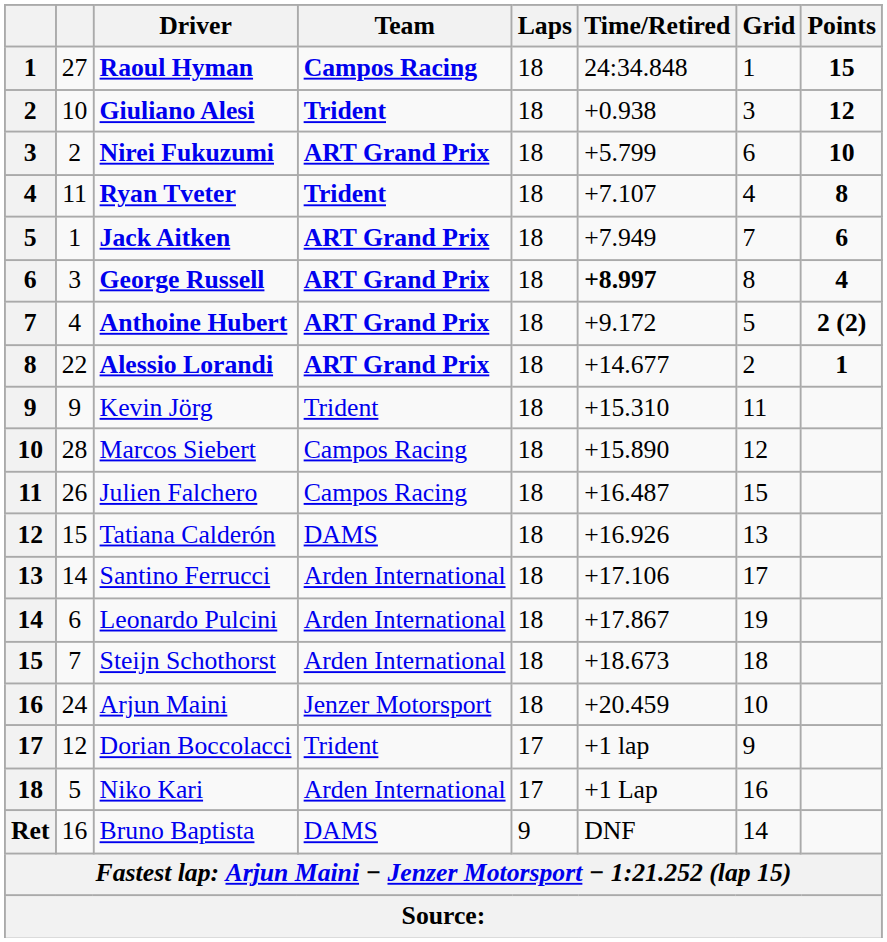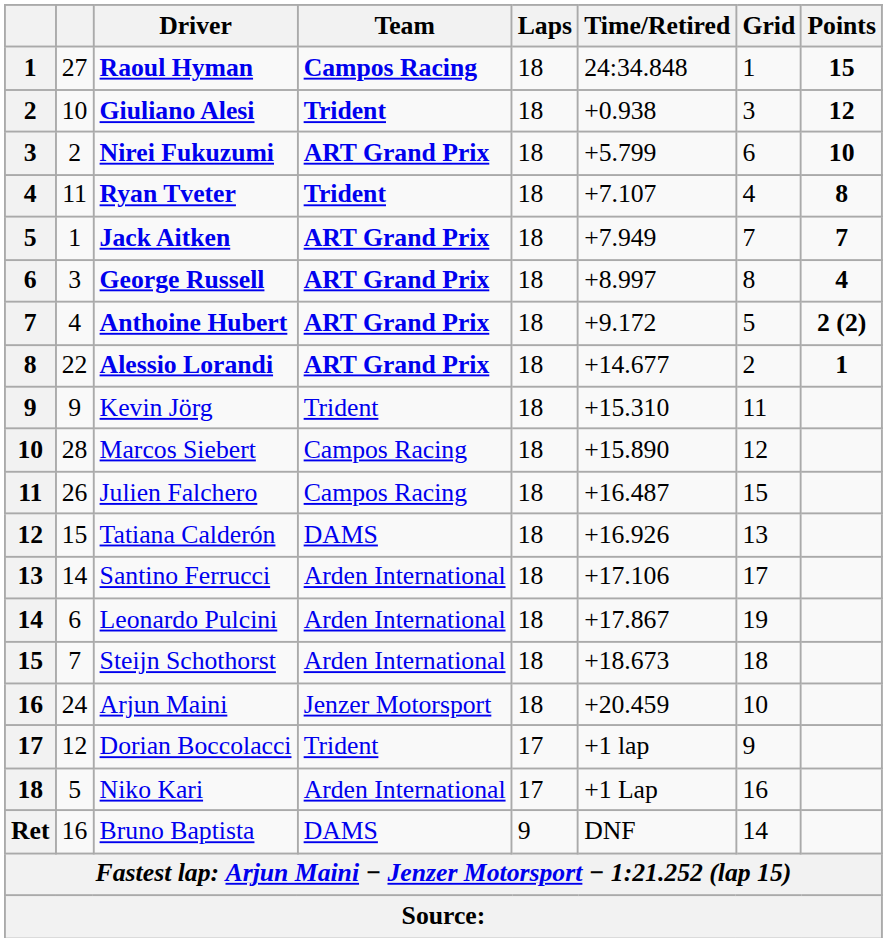(842, 237) 6 -> (842, 237) 7
(620, 279) bold -> (620, 279) normal
